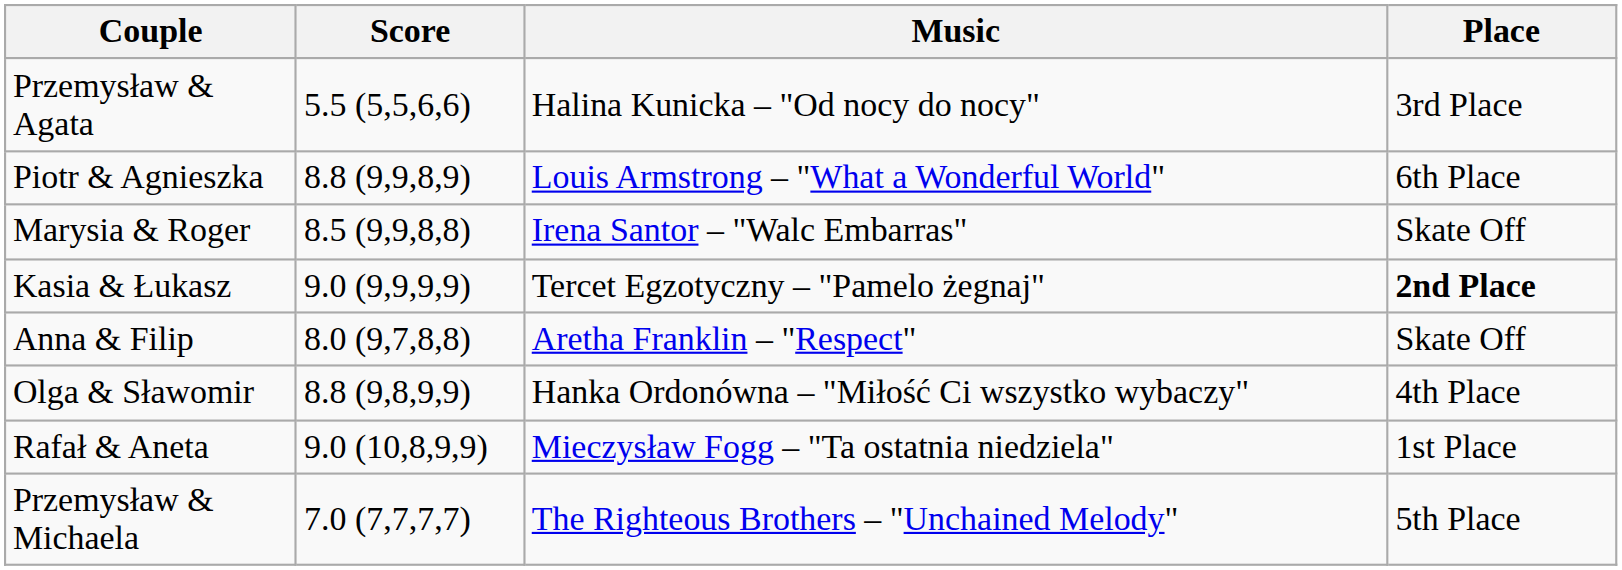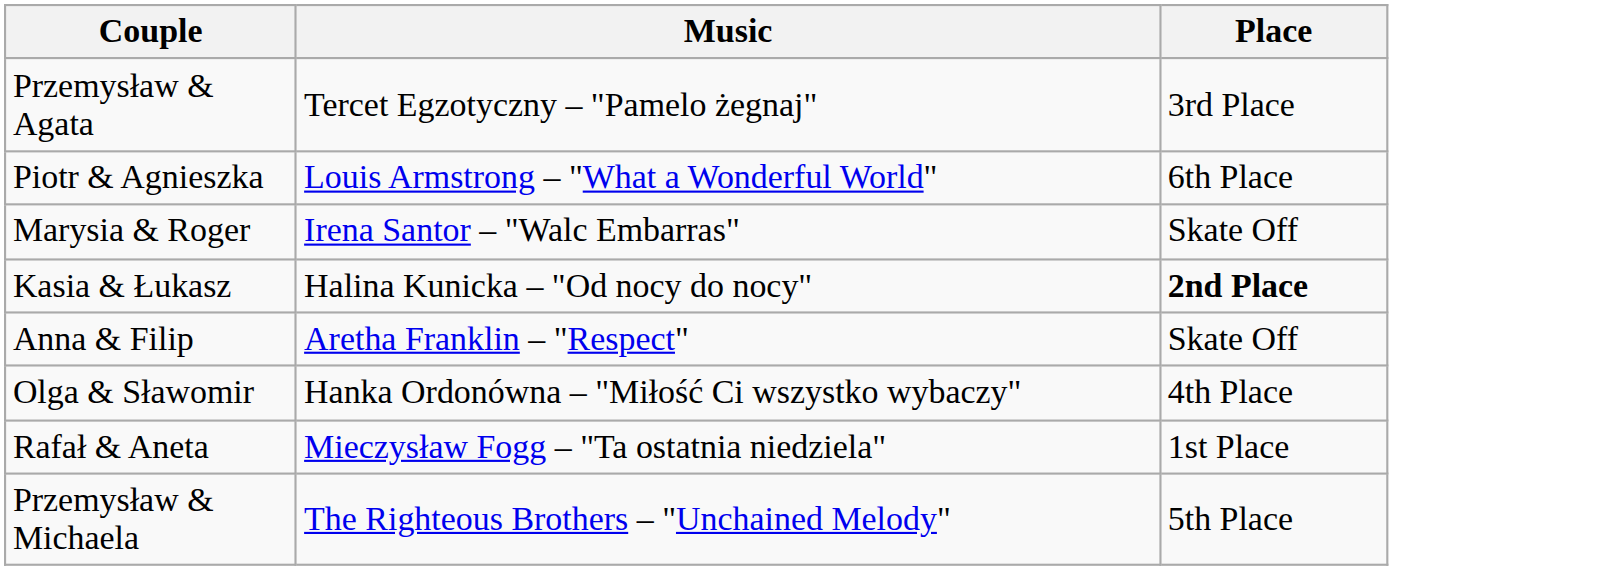- column: (410, 31)
(786, 104) Halina Kunicka – "Od nocy do nocy" -> (561, 104) Tercet Egzotyczny – "Pamelo żegnaj"
(788, 284) Tercet Egzotyczny – "Pamelo żegnaj" -> (558, 284) Halina Kunicka – "Od nocy do nocy"
